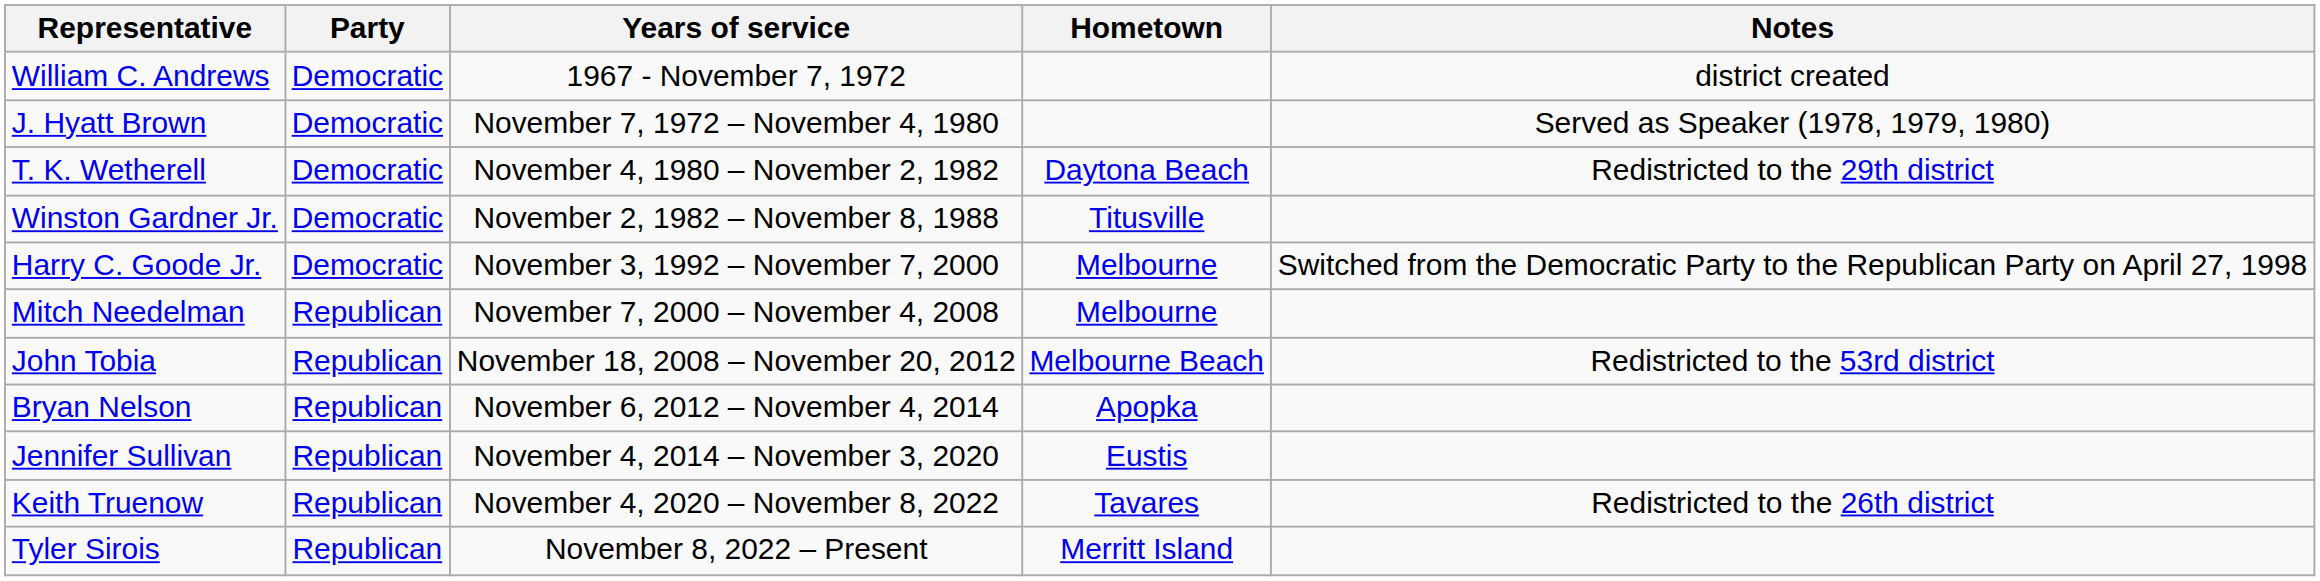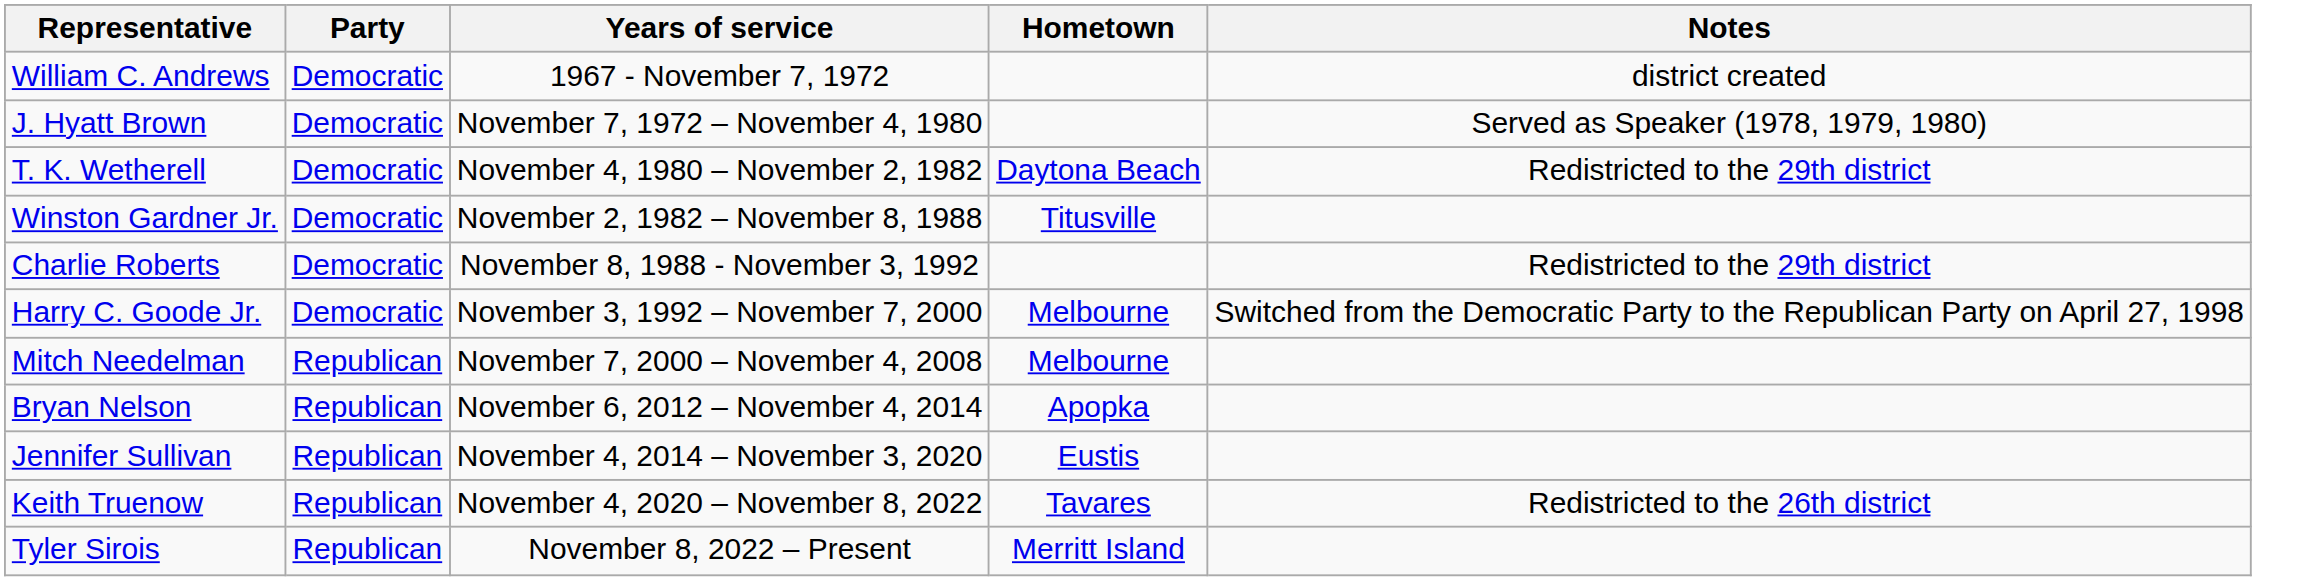+ row: (116, 265)
- row: (84, 360)
